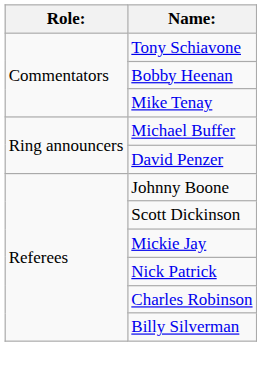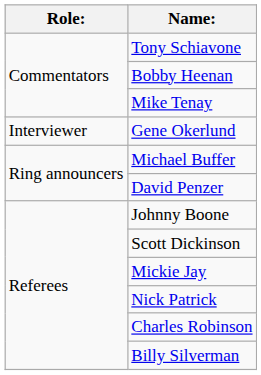+ row: (183, 131)
